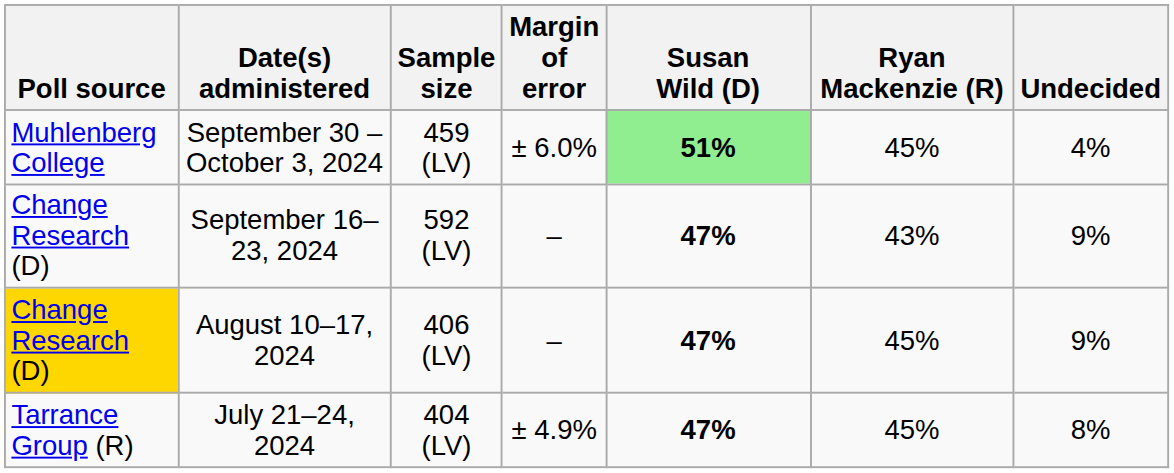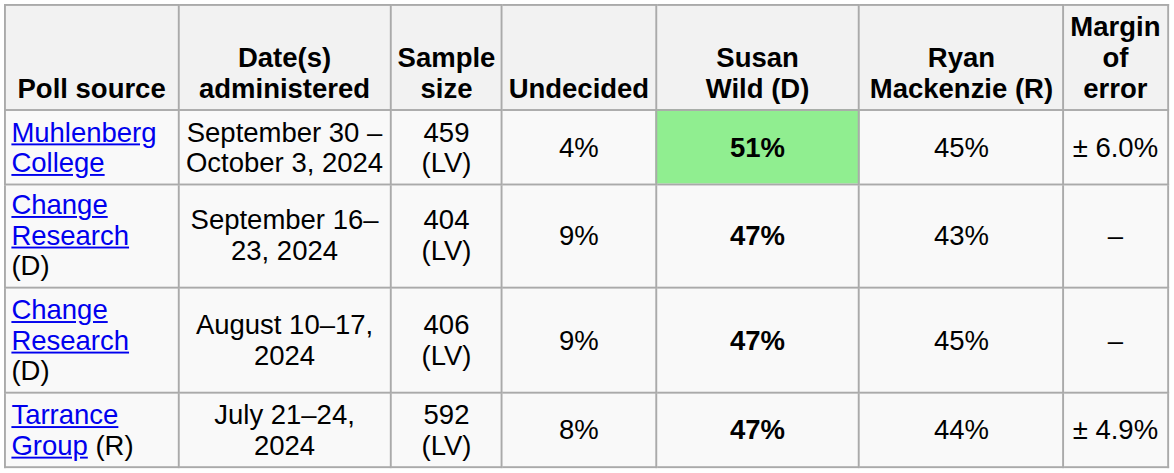columns swapped: (554, 58) <-> (1091, 88)
(447, 236) 592 (LV) -> (447, 236) 404 (LV)
(70, 341) gold background -> (70, 341) no background
(447, 430) 404 (LV) -> (447, 430) 592 (LV)
(912, 430) 45% -> (961, 430) 44%
